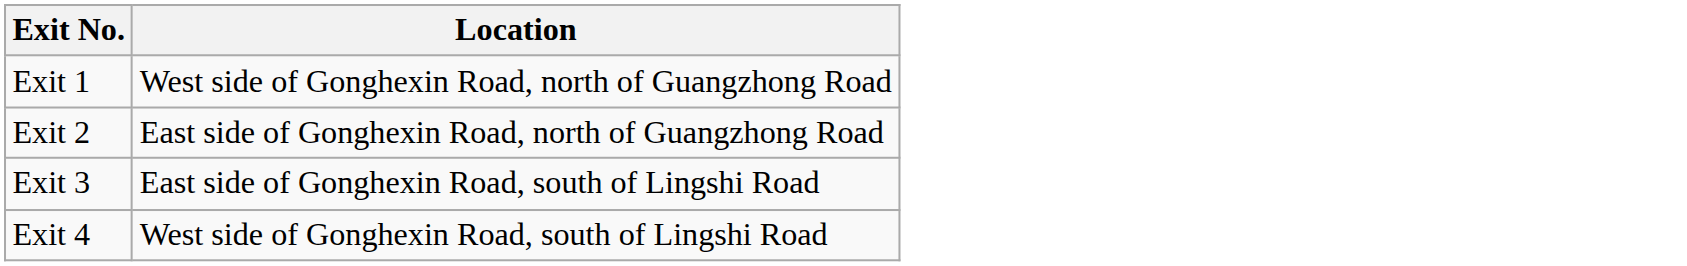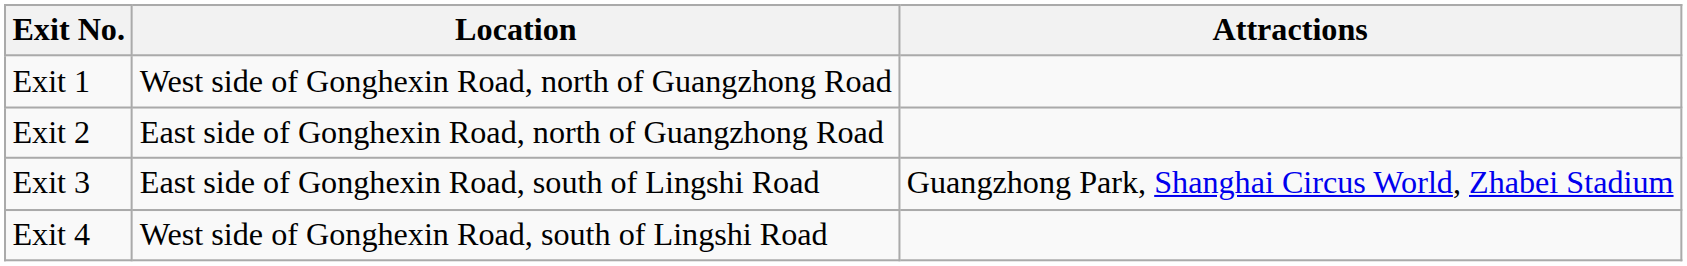+ column: (1290, 30)
